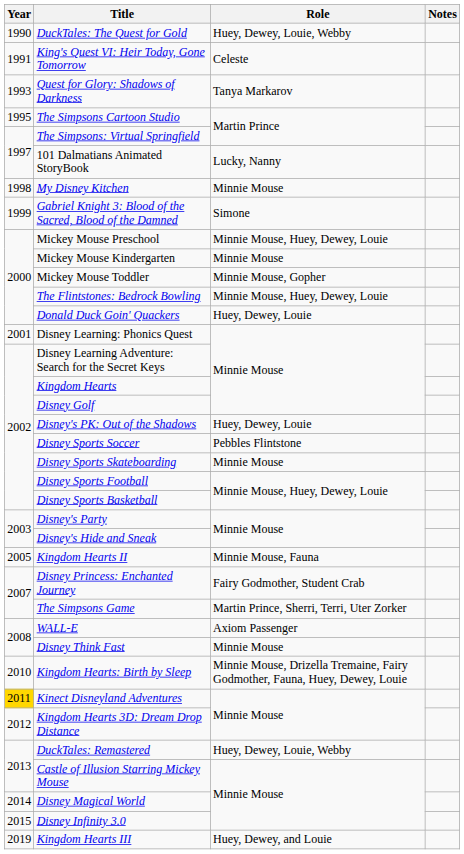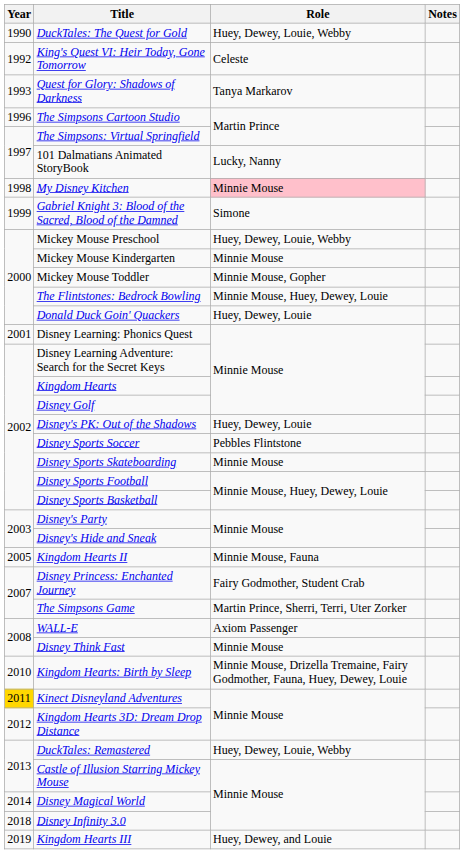(19, 58) 1991 -> (19, 58) 1992
(19, 117) 1995 -> (19, 117) 1996
(248, 187) no background -> (248, 187) pink background
(300, 239) Minnie Mouse, Huey, Dewey, Louie -> (282, 239) Huey, Dewey, Louie, Webby
(19, 820) 2015 -> (19, 820) 2018
